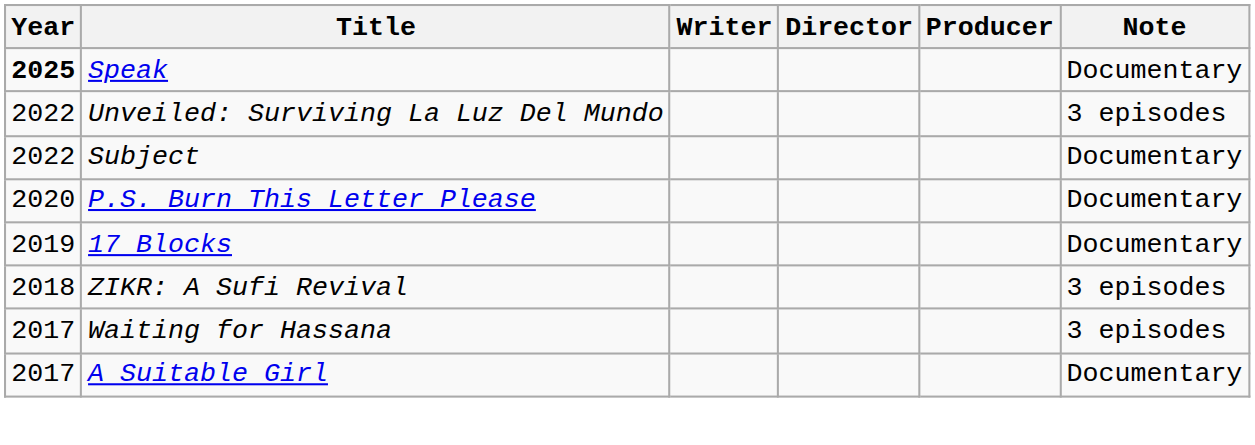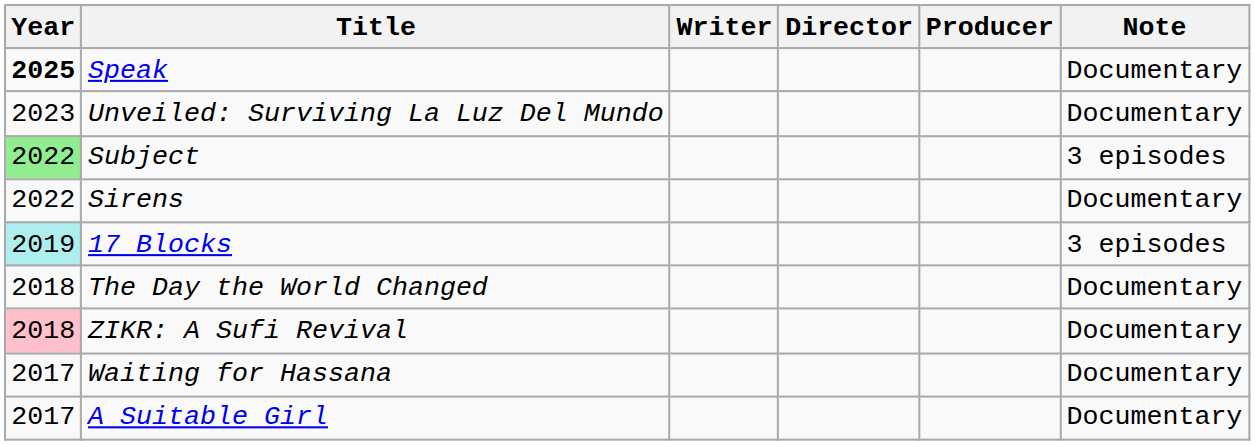(43, 114) 2022 -> (43, 114) 2023
(1146, 114) 3 episodes -> (1154, 114) Documentary
(43, 157) no background -> (43, 157) lightgreen background
(1154, 157) Documentary -> (1146, 157) 3 episodes
+ row: (136, 200)
- row: (312, 200)
(43, 244) no background -> (43, 244) paleturquoise background
(1154, 244) Documentary -> (1146, 244) 3 episodes
+ row: (288, 287)
(43, 287) no background -> (43, 331) pink background
(1146, 287) 3 episodes -> (1154, 331) Documentary
(1146, 331) 3 episodes -> (1154, 374) Documentary
